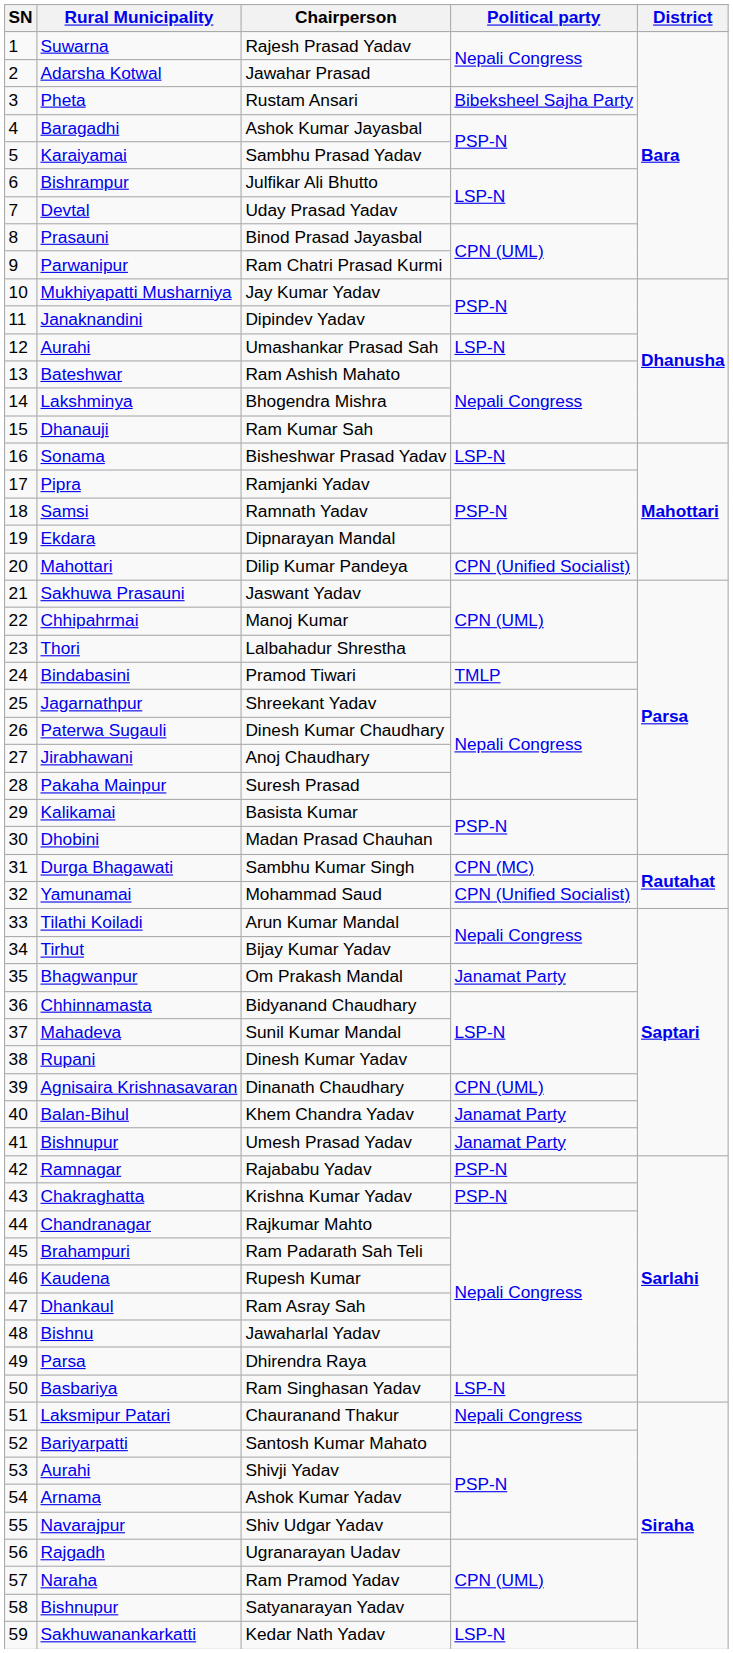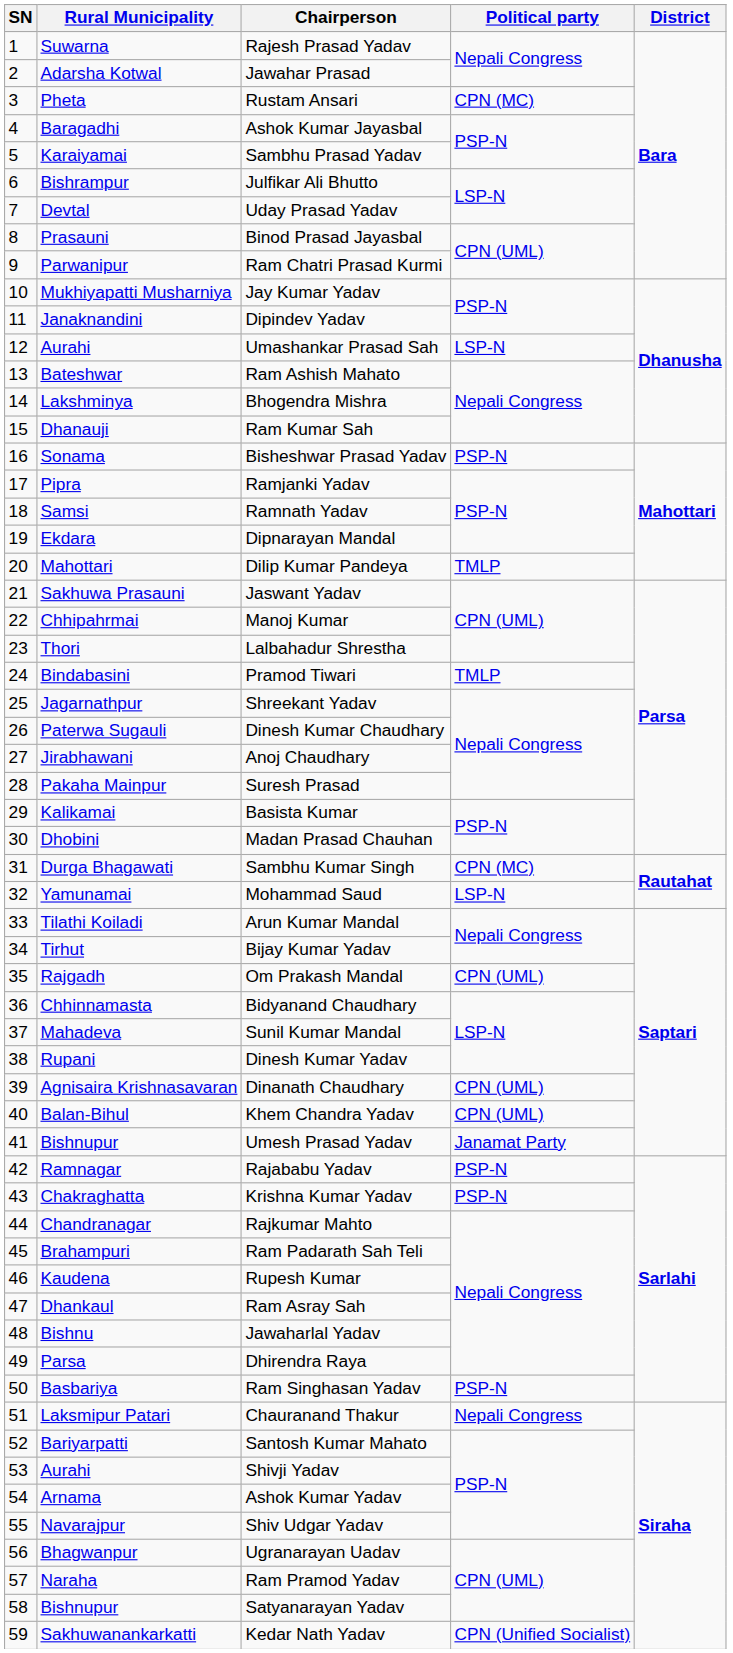(544, 100) Bibeksheel Sajha Party -> (494, 100) CPN (MC)
(480, 456) LSP-N -> (481, 456) PSP-N
(542, 566) CPN (Unified Socialist) -> (477, 566) TMLP
(542, 895) CPN (Unified Socialist) -> (480, 895) LSP-N
(89, 977) Bhagwanpur -> (73, 977) Rajgadh
(510, 977) Janamat Party -> (499, 977) CPN (UML)
(510, 1114) Janamat Party -> (499, 1114) CPN (UML)
(480, 1388) LSP-N -> (481, 1388) PSP-N
(73, 1552) Rajgadh -> (89, 1552) Bhagwanpur
(480, 1635) LSP-N -> (542, 1635) CPN (Unified Socialist)
